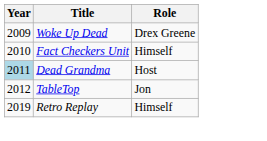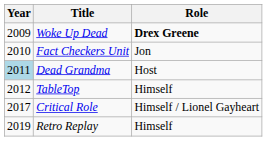(165, 32) normal -> (167, 32) bold
(153, 51) Himself -> (143, 51) Jon
(143, 88) Jon -> (153, 88) Himself
+ row: (67, 107)
